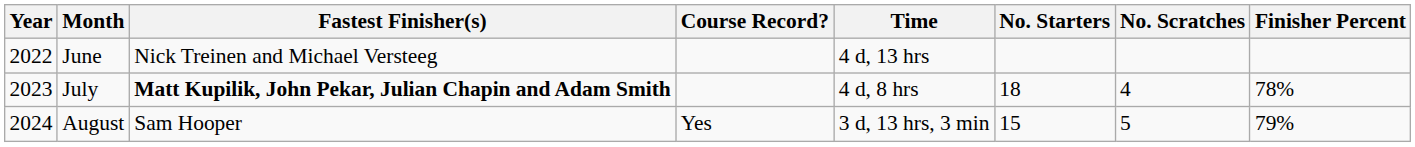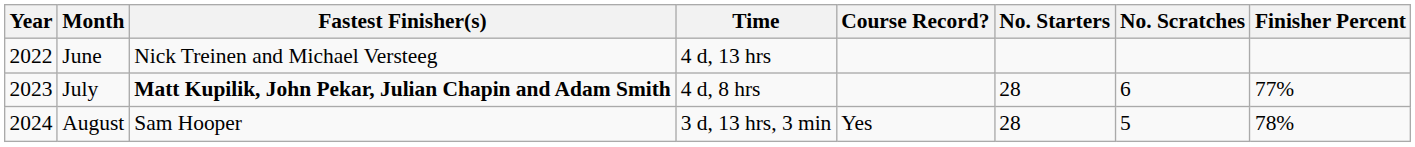columns swapped: (914, 21) <-> (755, 21)
(1010, 89) 18 -> (1010, 89) 28
(1125, 89) 4 -> (1125, 89) 6
(1275, 89) 78% -> (1275, 89) 77%
(1010, 123) 15 -> (1010, 123) 28
(1275, 123) 79% -> (1275, 123) 78%
